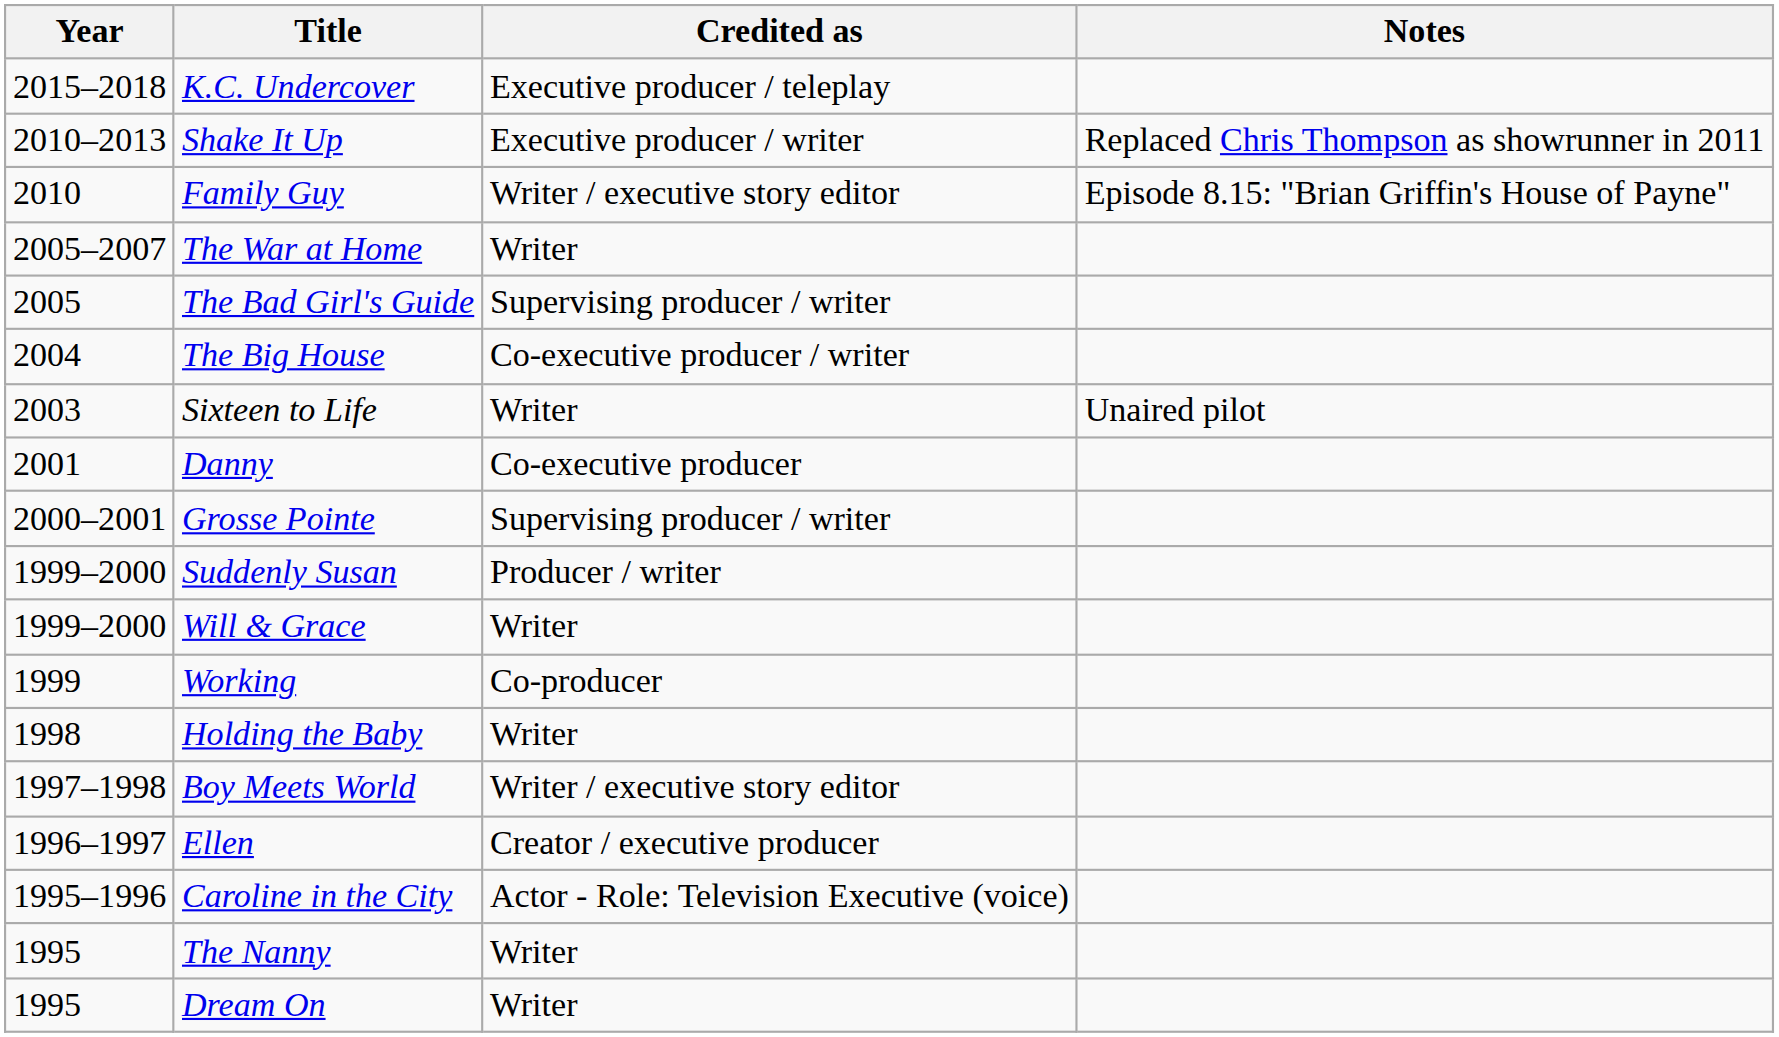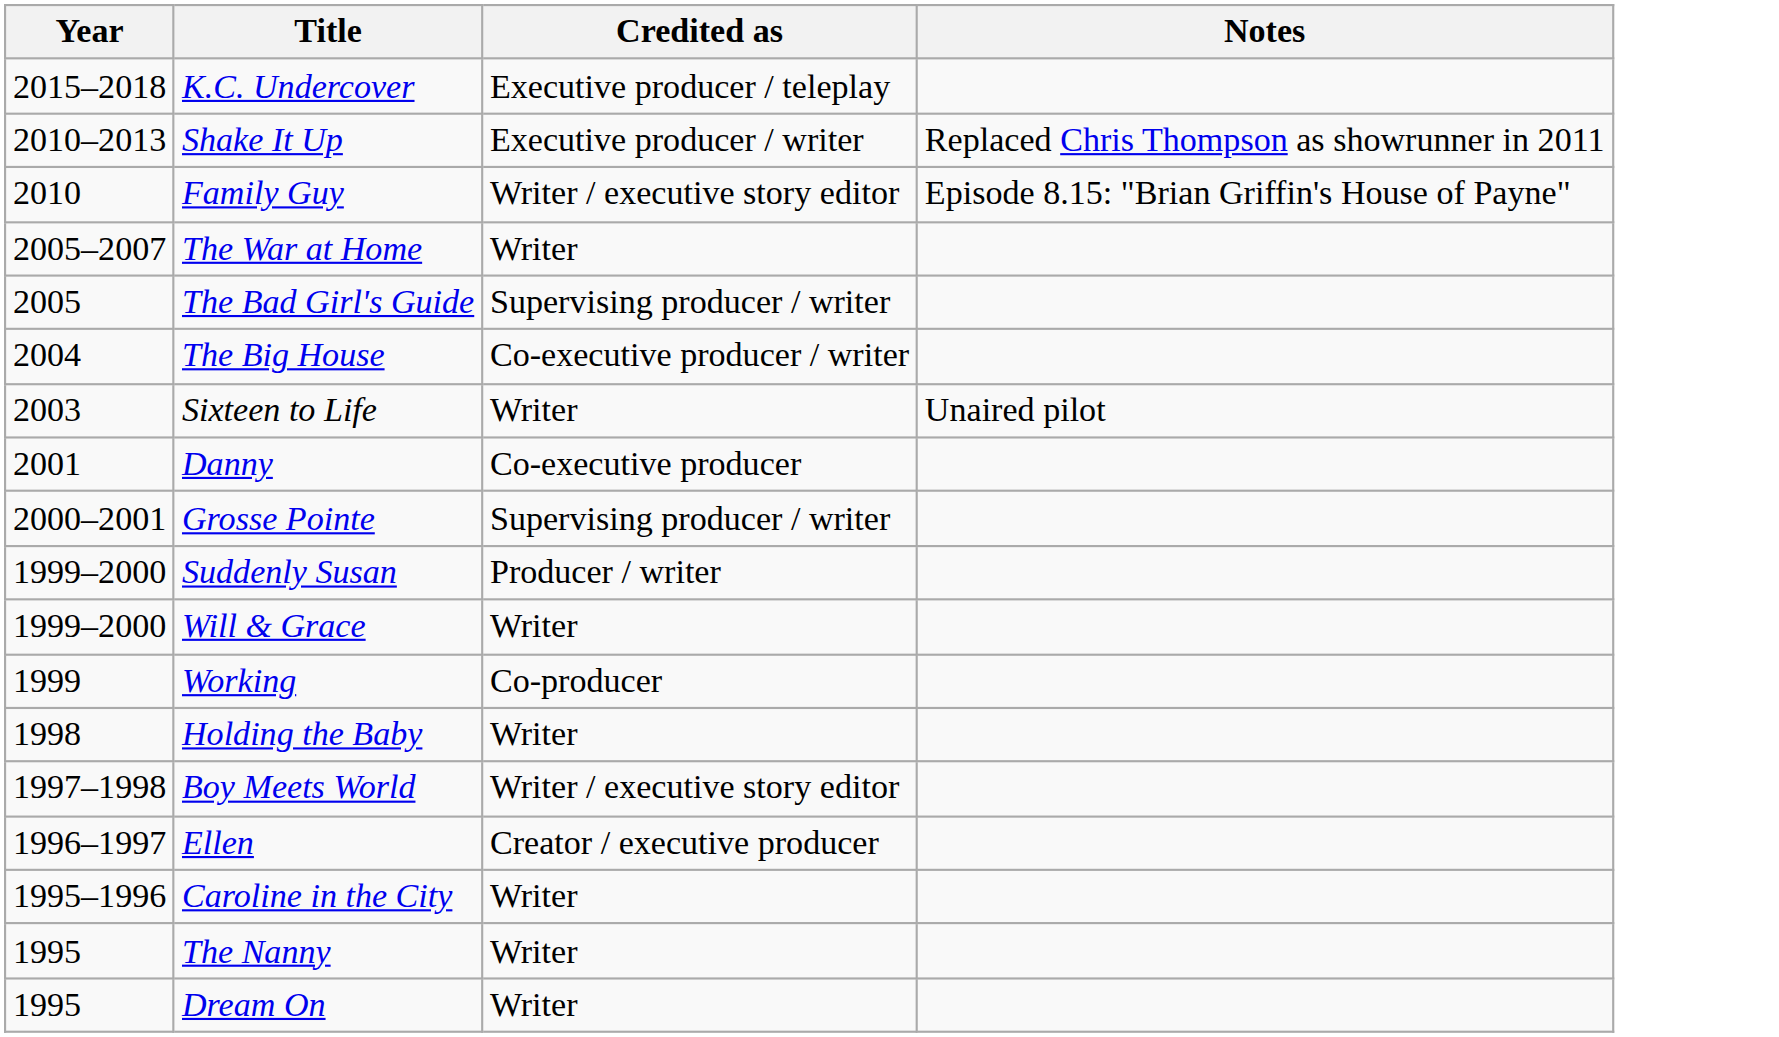(779, 896) Actor - Role: Television Executive (voice) -> (534, 896) Writer
